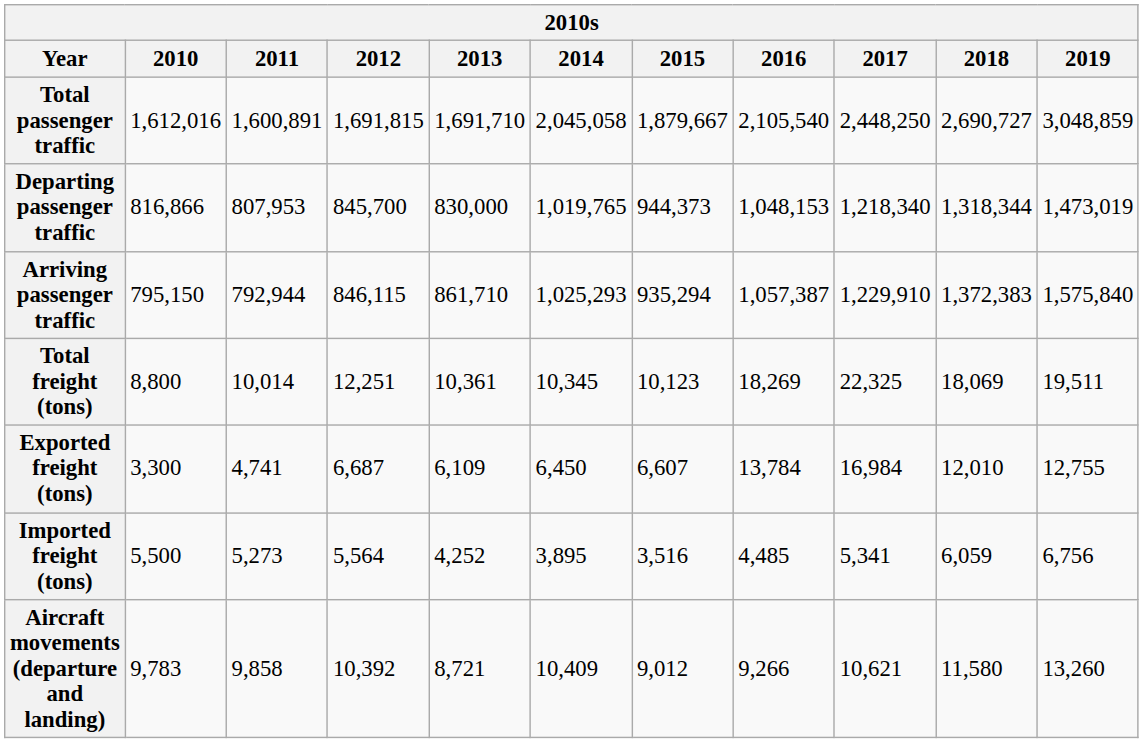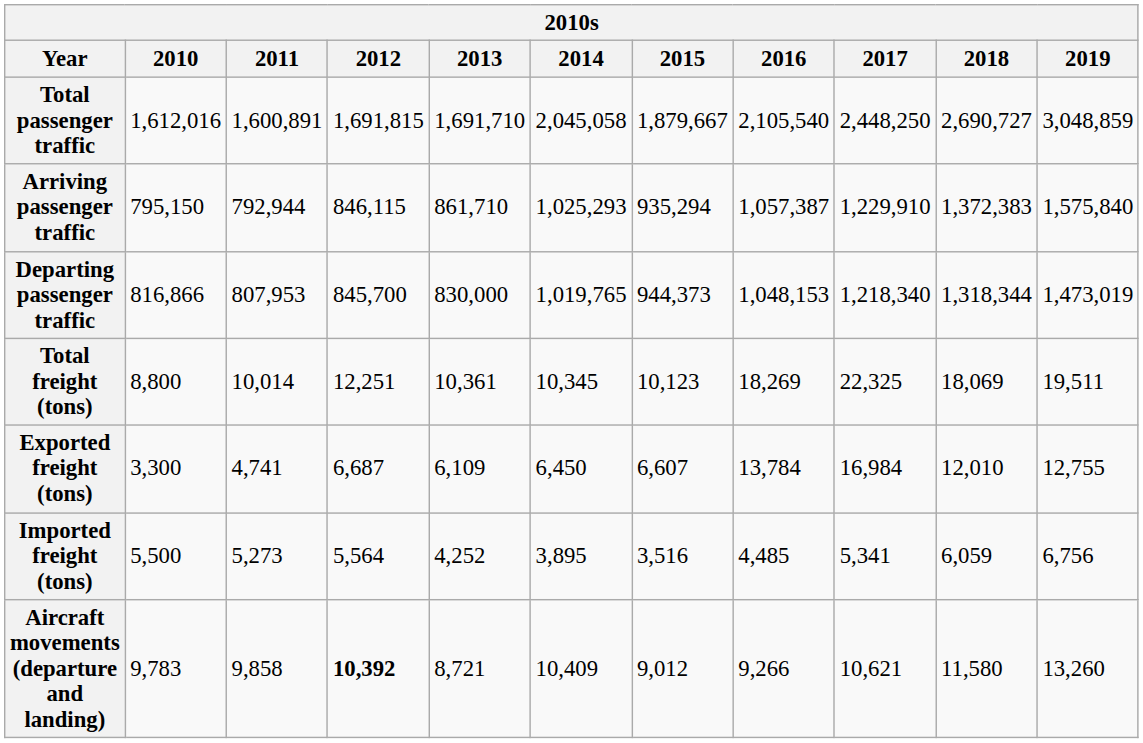rows swapped: (65, 207) <-> (65, 294)
(364, 668) normal -> (364, 668) bold
